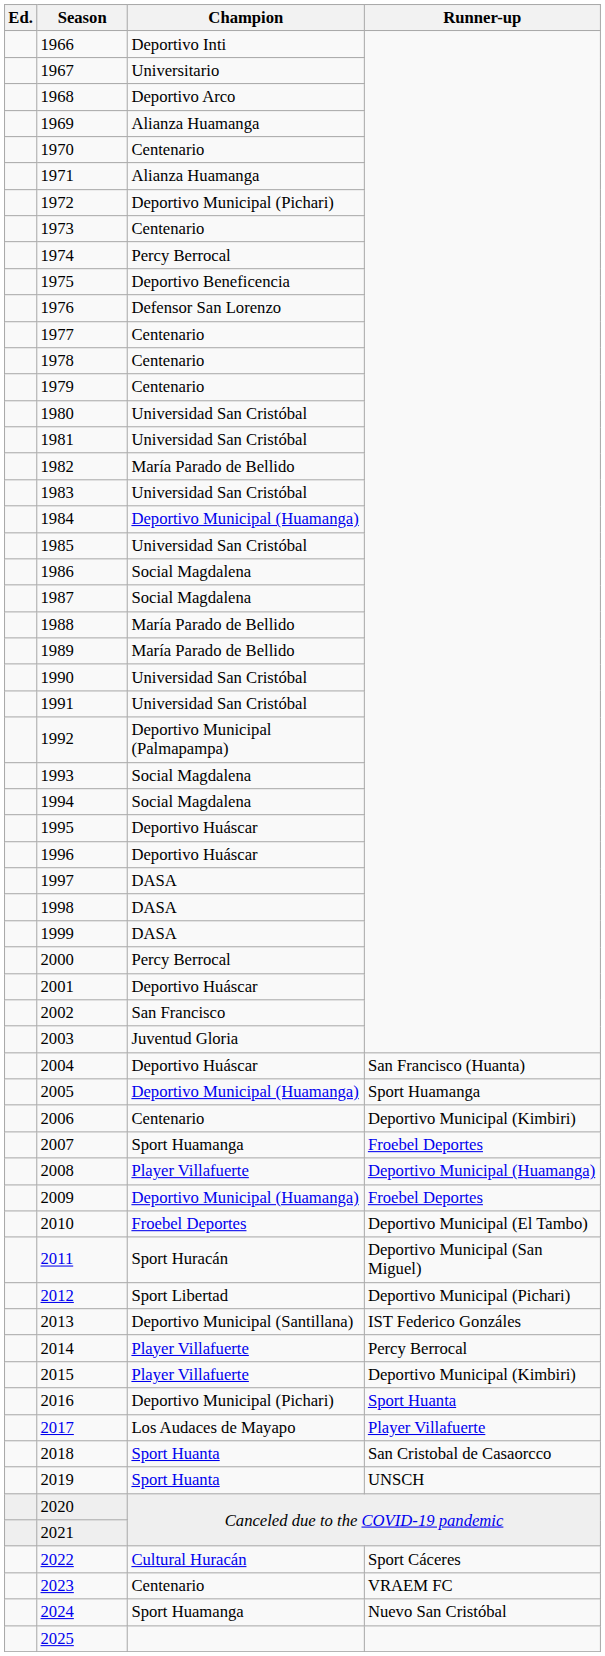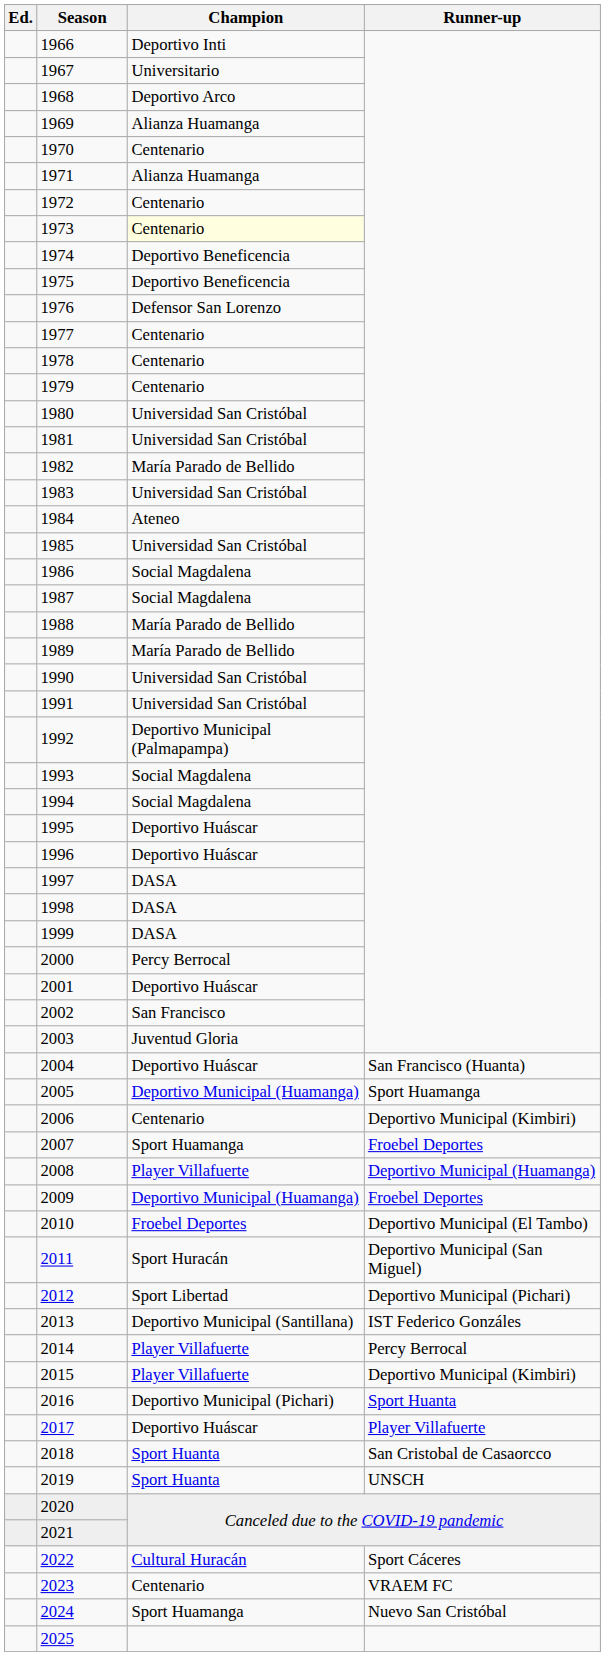(233, 202) Deportivo Municipal (Pichari) -> (168, 202) Centenario
(168, 228) no background -> (168, 228) lightyellow background
(181, 255) Percy Berrocal -> (211, 255) Deportivo Beneficencia
(245, 519) Deportivo Municipal (Huamanga) -> (155, 519) Ateneo
(213, 1427) Los Audaces de Mayapo -> (194, 1427) Deportivo Huáscar
